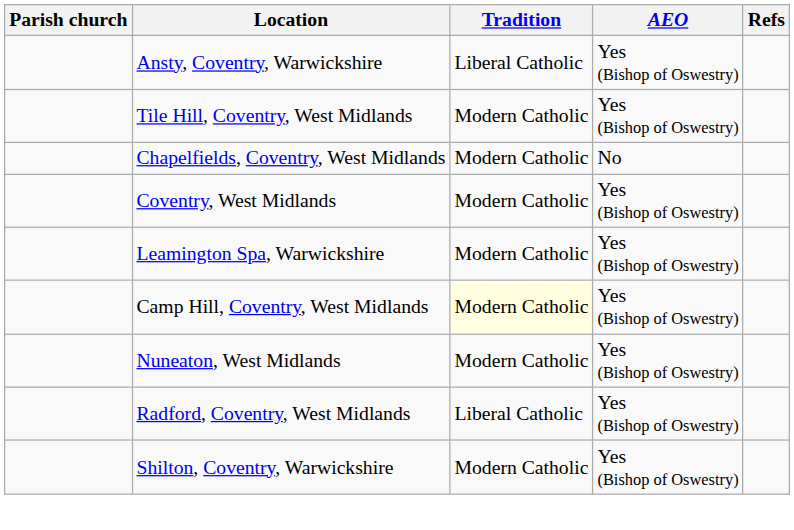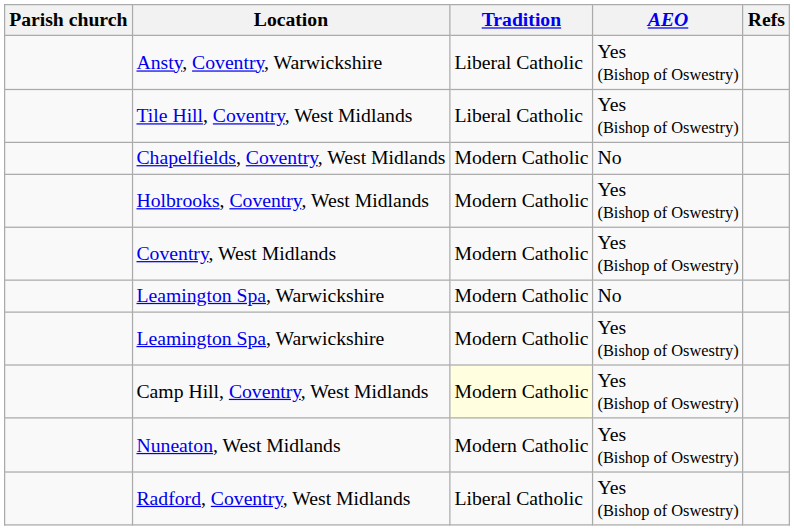(521, 115) Modern Catholic -> (519, 115) Liberal Catholic
+ row: (283, 200)
+ row: (260, 295)
- row: (265, 467)
